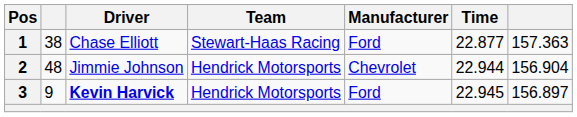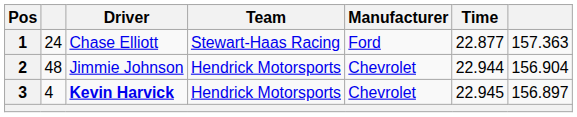(53, 42) 38 -> (53, 42) 24
(49, 92) 9 -> (49, 92) 4
(365, 92) Ford -> (382, 92) Chevrolet
